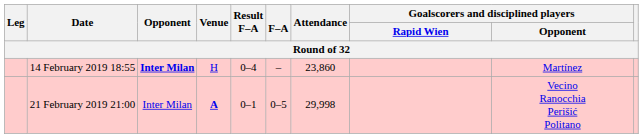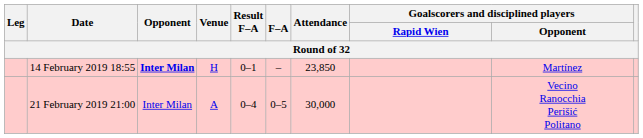(248, 68) 0–4 -> (248, 68) 0–1
(320, 68) 23,860 -> (320, 68) 23,850
(214, 105) bold -> (214, 105) normal
(248, 105) 0–1 -> (248, 105) 0–4
(320, 105) 29,998 -> (320, 105) 30,000
